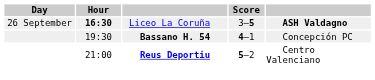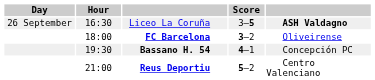(98, 23) bold -> (98, 23) normal
+ row: (186, 36)
